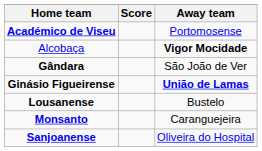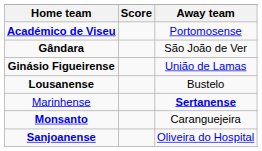- row: (61, 48)
(206, 84) bold -> (206, 66) normal
+ row: (61, 102)
